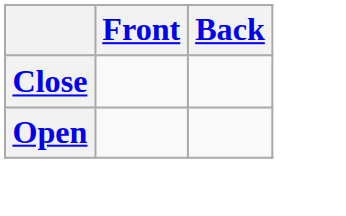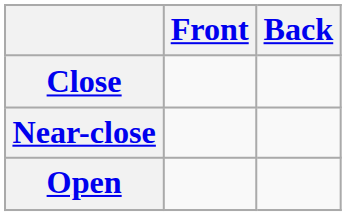+ row: (84, 132)
